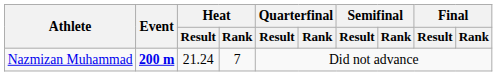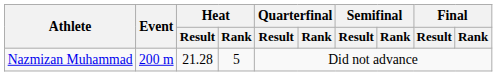(157, 60) bold -> (156, 60) normal
(198, 60) 21.24 -> (198, 60) 21.28
(237, 60) 7 -> (236, 60) 5
